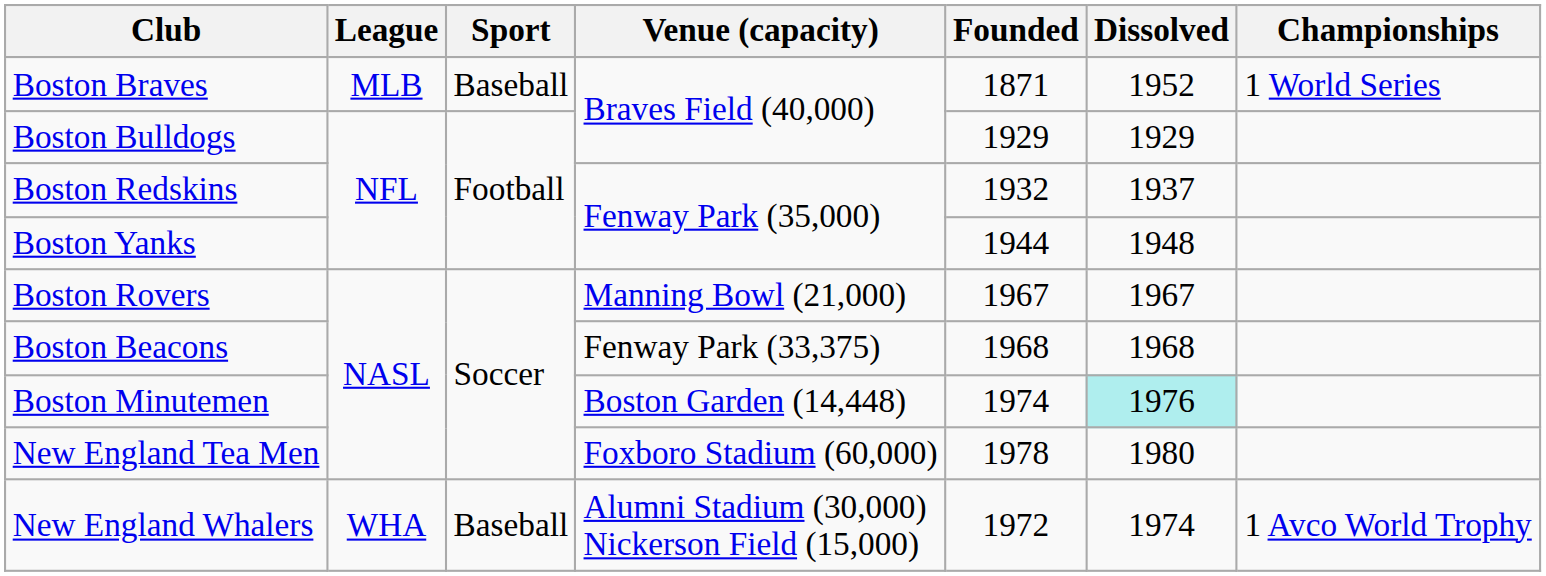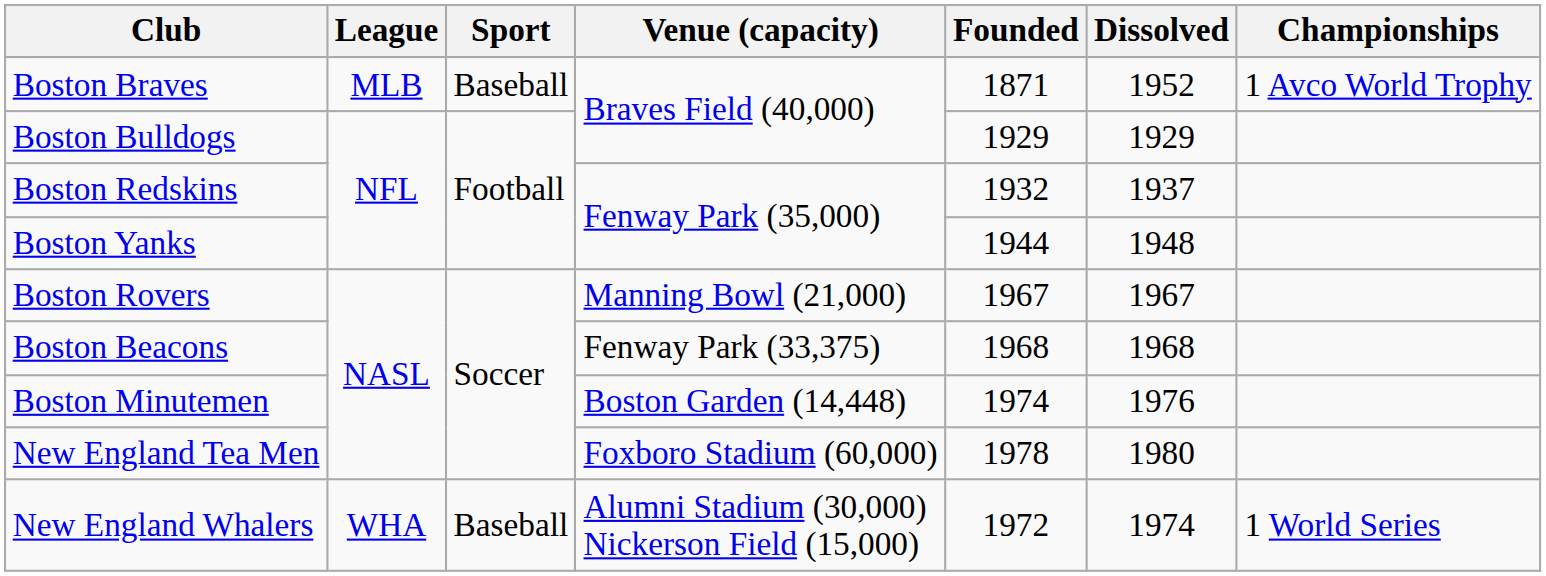(1343, 83) 1 World Series -> (1388, 83) 1 Avco World Trophy
(1162, 400) paleturquoise background -> (1162, 400) no background
(1388, 524) 1 Avco World Trophy -> (1343, 524) 1 World Series
